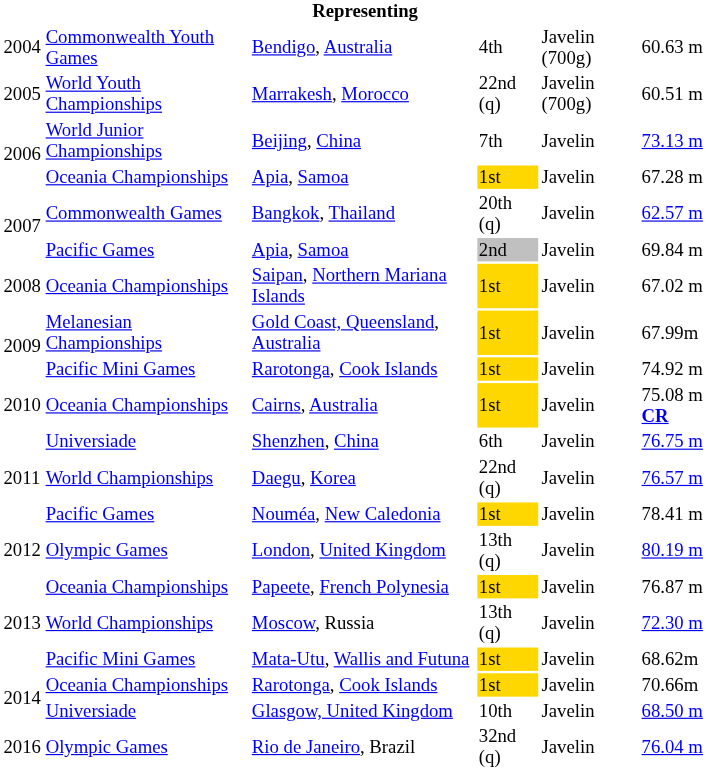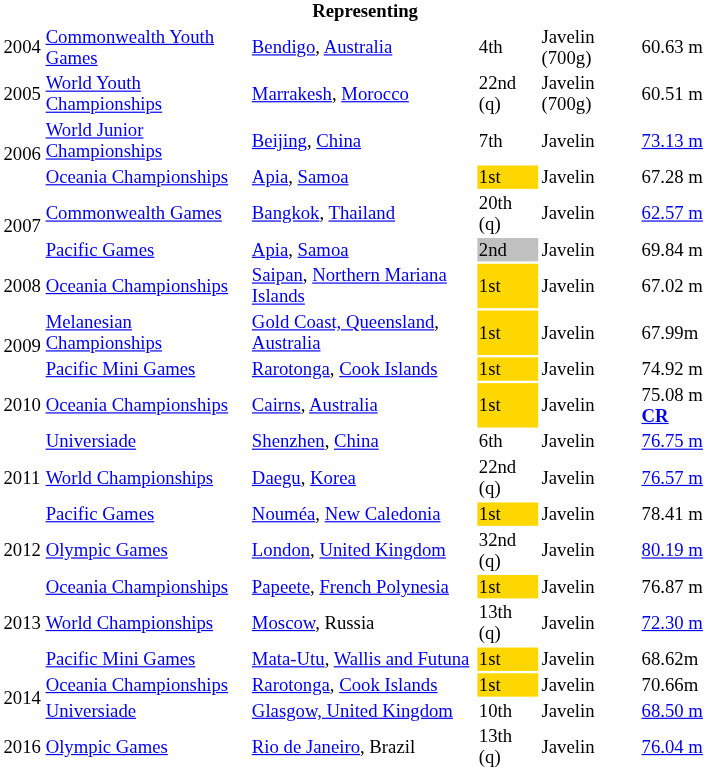(495, 550) 13th (q) -> (498, 550) 32nd (q)
(498, 746) 32nd (q) -> (495, 746) 13th (q)
